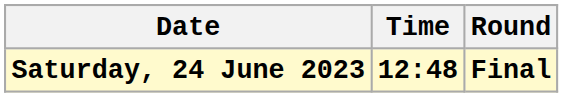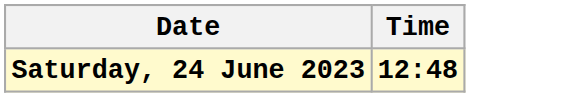- column: (511, 27)
